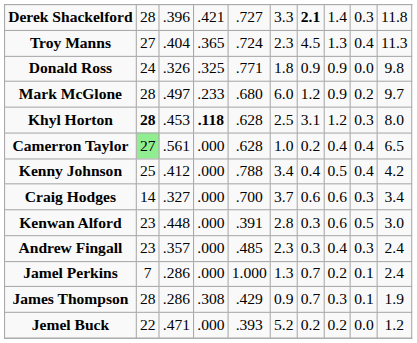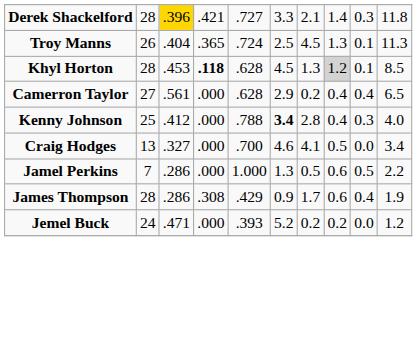(176, 17) no background -> (176, 17) gold background
(311, 17) bold -> (311, 17) normal
(148, 43) 27 -> (148, 43) 26
(284, 43) 2.3 -> (284, 43) 2.5
(364, 43) 0.4 -> (364, 43) 0.1
- row: (70, 69)
- row: (70, 94)
(148, 120) bold -> (148, 69) normal
(284, 120) 2.5 -> (284, 69) 4.5
(311, 120) 3.1 -> (311, 69) 1.3
(337, 120) no background -> (337, 69) lightgrey background
(364, 120) 0.3 -> (364, 69) 0.1
(394, 120) 8.0 -> (394, 69) 8.5
(148, 145) lightgreen background -> (148, 94) no background
(284, 145) 1.0 -> (284, 94) 2.9
(284, 171) normal -> (284, 120) bold
(311, 171) 0.4 -> (311, 120) 2.8
(337, 171) 0.5 -> (337, 120) 0.4
(364, 171) 0.4 -> (364, 120) 0.3
(394, 171) 4.2 -> (394, 120) 4.0
(148, 197) 14 -> (148, 145) 13
(284, 197) 3.7 -> (284, 145) 4.6
(311, 197) 0.6 -> (311, 145) 4.1
(337, 197) 0.6 -> (337, 145) 0.5
(364, 197) 0.3 -> (364, 145) 0.0
- row: (70, 222)
- row: (70, 248)
(311, 274) 0.7 -> (311, 171) 0.5
(337, 274) 0.2 -> (337, 171) 0.6
(364, 274) 0.1 -> (364, 171) 0.5
(394, 274) 2.4 -> (394, 171) 2.2
(311, 299) 0.7 -> (311, 197) 1.7
(337, 299) 0.3 -> (337, 197) 0.6
(364, 299) 0.1 -> (364, 197) 0.4
(148, 325) 22 -> (148, 222) 24
